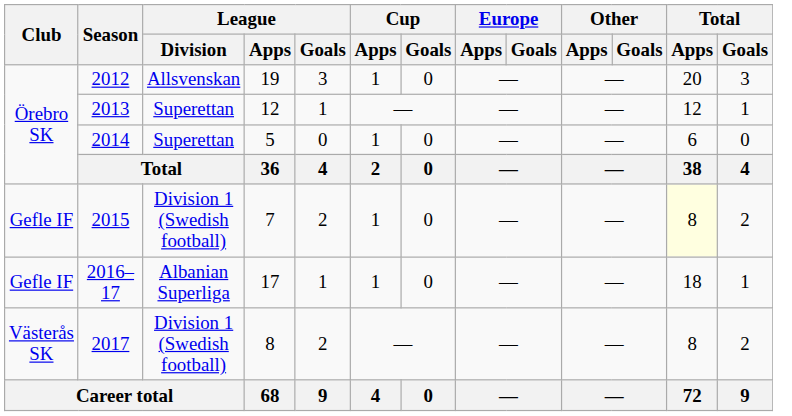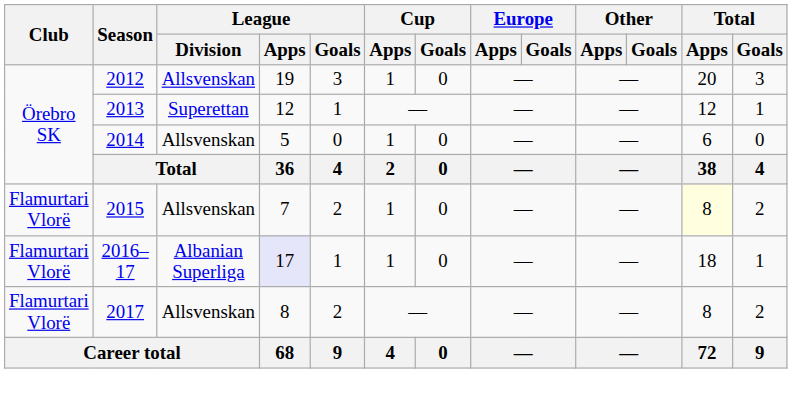(194, 139) Superettan -> (208, 139) Allsvenskan
(41, 220) Gefle IF -> (49, 209) Flamurtari Vlorë
(194, 220) Division 1 (Swedish football) -> (208, 209) Allsvenskan
(41, 282) Gefle IF -> (49, 260) Flamurtari Vlorë
(270, 282) no background -> (285, 260) lavender background
(41, 343) Västerås SK -> (49, 312) Flamurtari Vlorë
(194, 343) Division 1 (Swedish football) -> (208, 312) Allsvenskan
